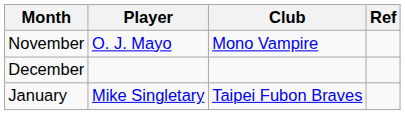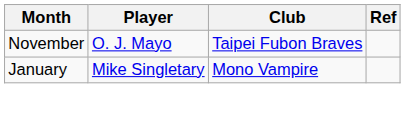(265, 43) Mono Vampire -> (287, 43) Taipei Fubon Braves
- row: (46, 69)
(287, 95) Taipei Fubon Braves -> (265, 69) Mono Vampire
